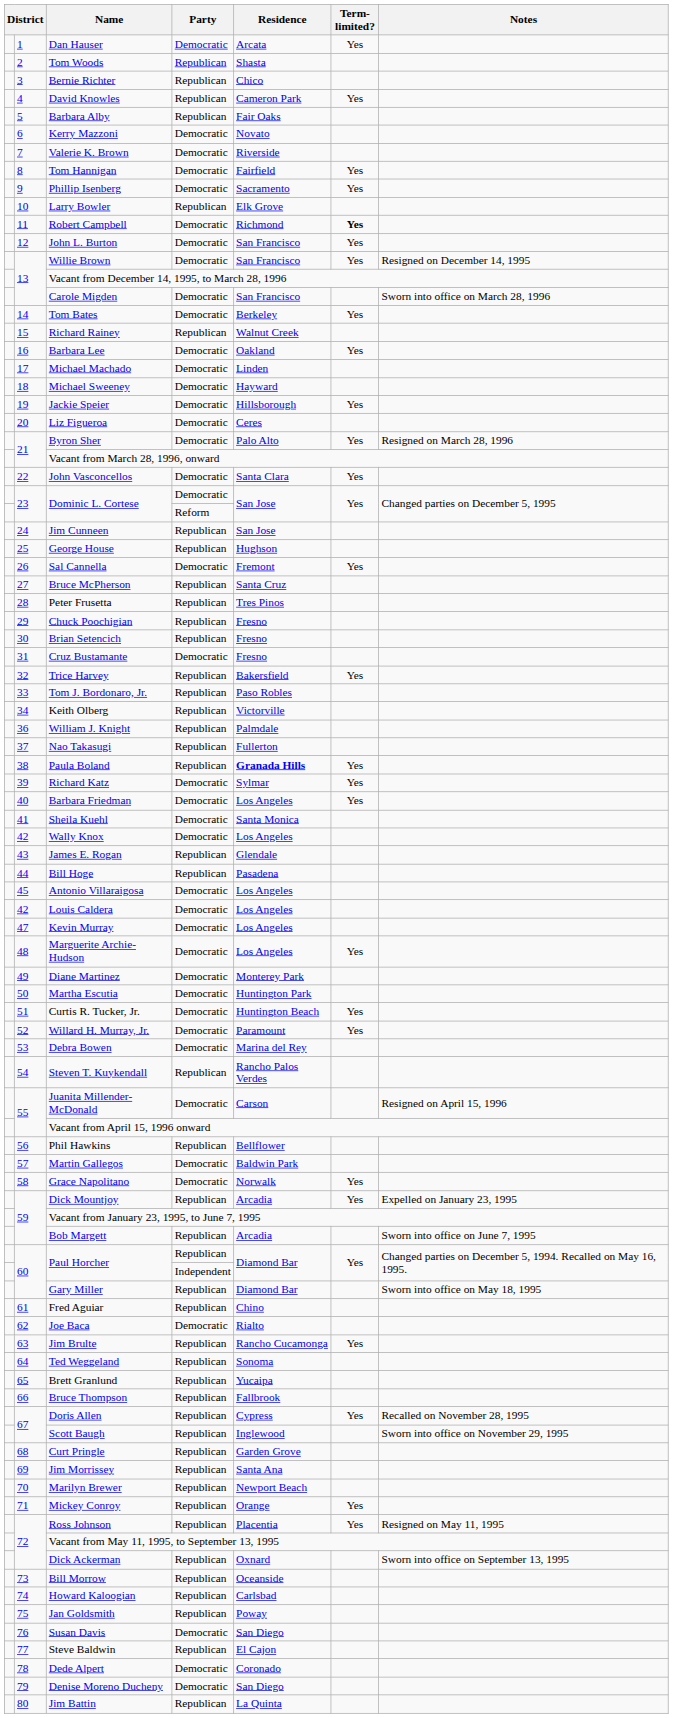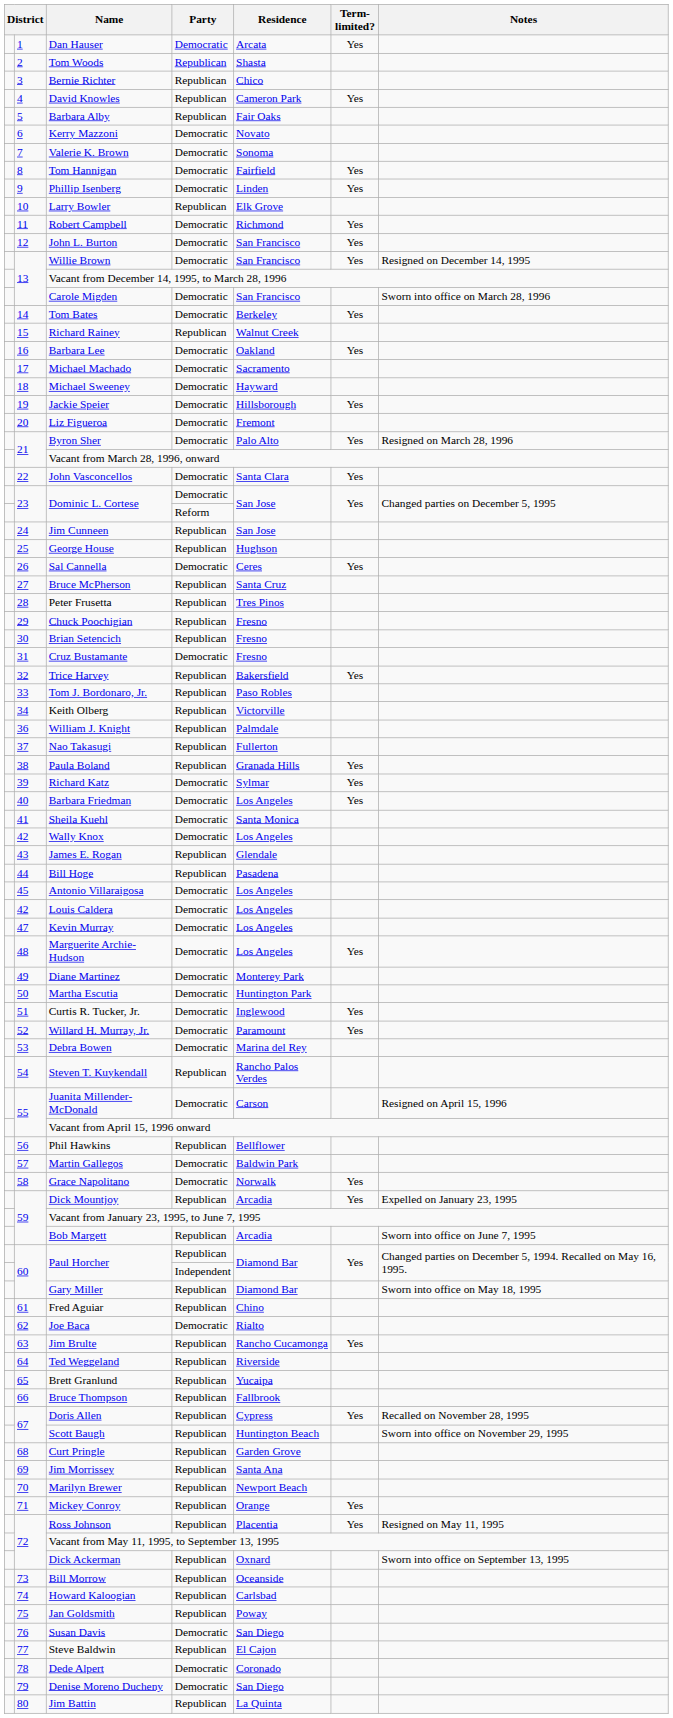(258, 152) Riverside -> (255, 152) Sonoma
(263, 188) Sacramento -> (252, 188) Linden
(355, 224) bold -> (355, 224) normal
(252, 368) Linden -> (263, 368) Sacramento
(249, 422) Ceres -> (255, 422) Fremont
(255, 566) Fremont -> (249, 566) Ceres
(271, 764) bold -> (268, 764) normal
(278, 1011) Huntington Beach -> (260, 1011) Inglewood
(255, 1361) Sonoma -> (258, 1361) Riverside
(260, 1433) Inglewood -> (278, 1433) Huntington Beach
